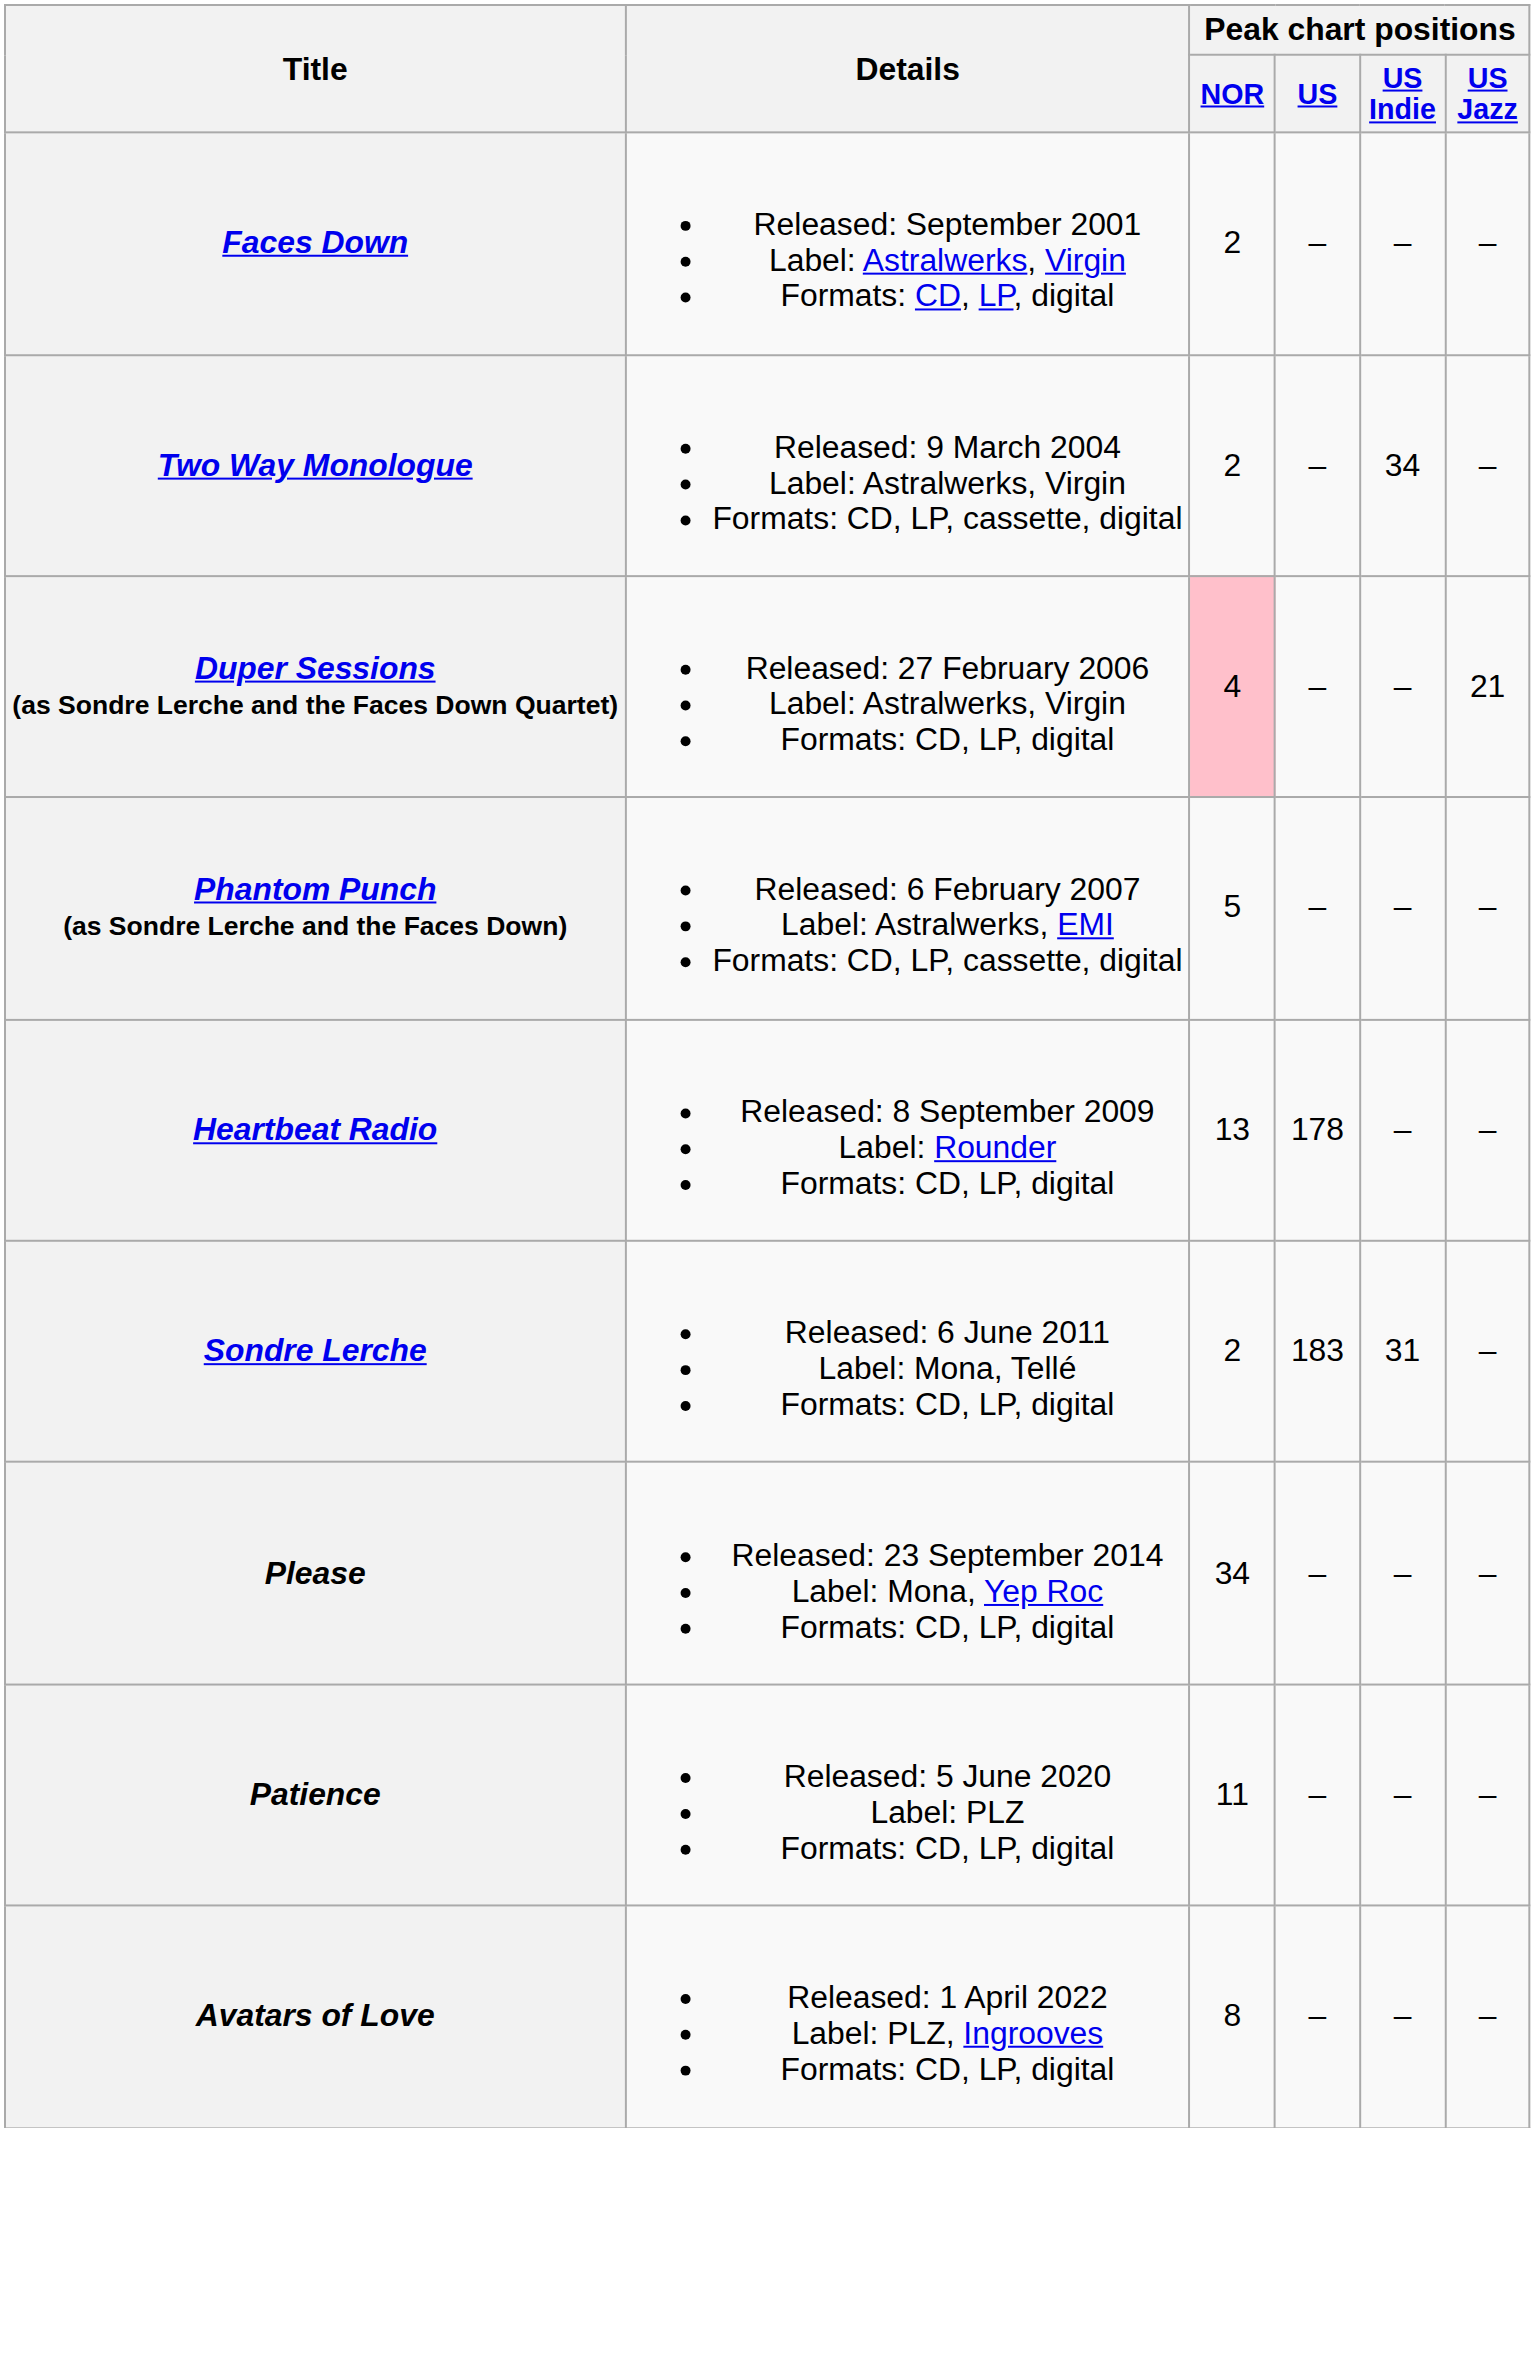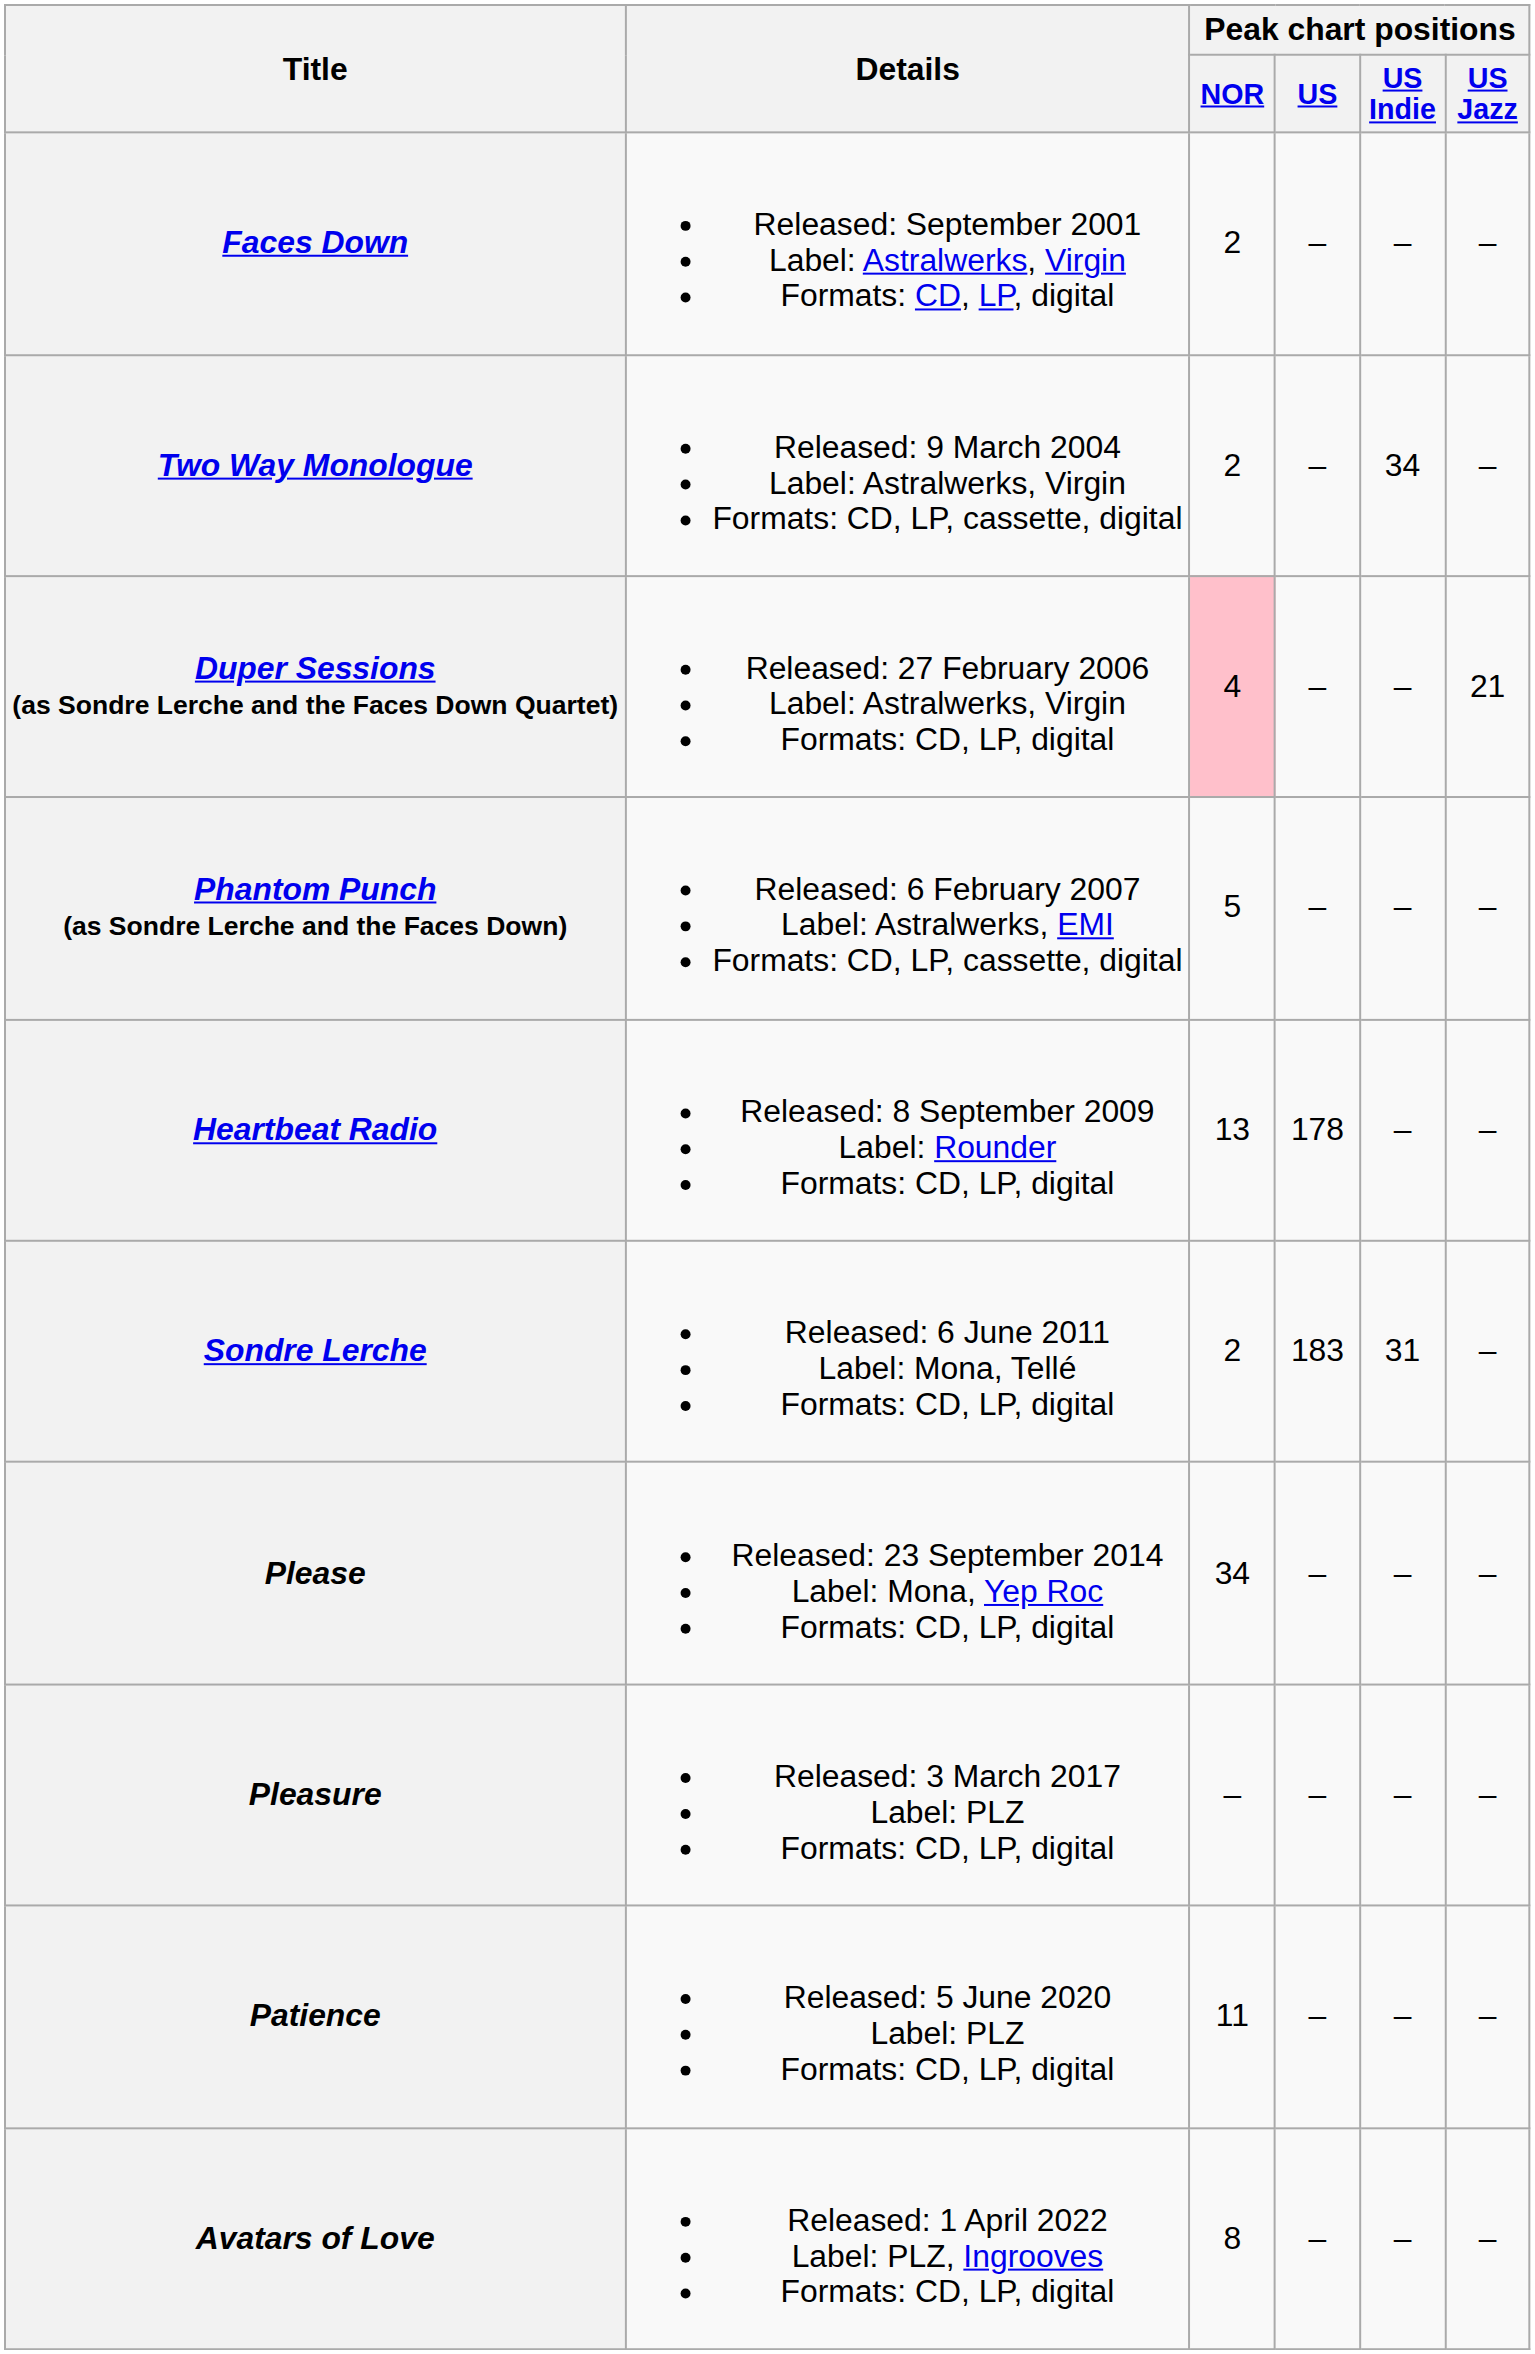+ row: (315, 1794)
